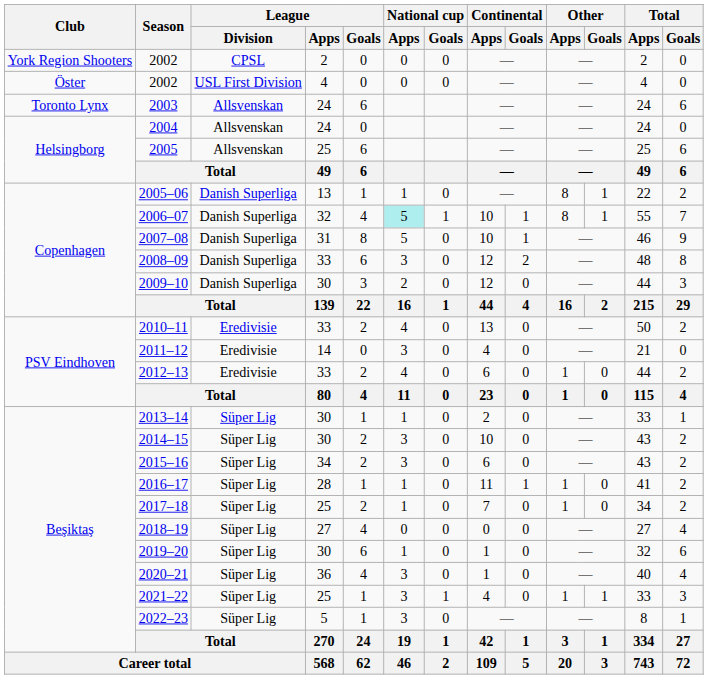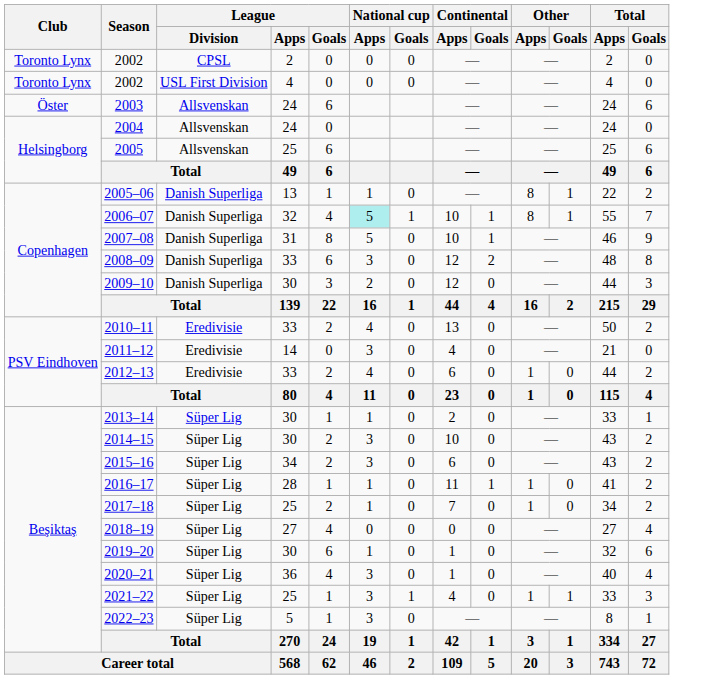(70, 60) York Region Shooters -> (53, 60) Toronto Lynx
(70, 82) Öster -> (53, 82) Toronto Lynx
(70, 104) Toronto Lynx -> (53, 104) Öster
